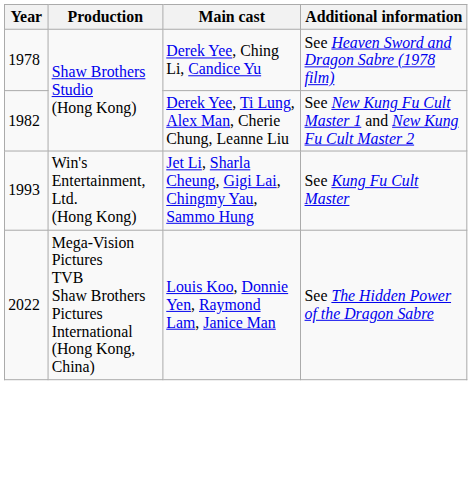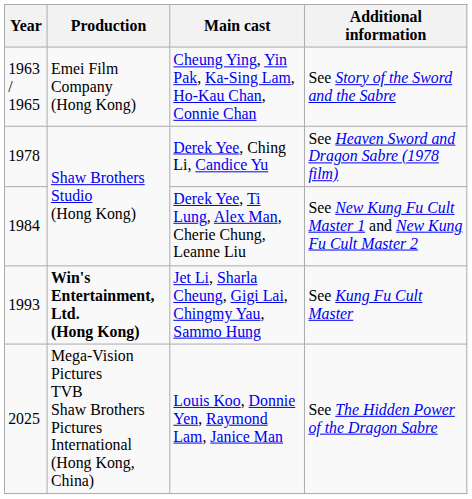+ row: (234, 86)
(24, 120) 1982 -> (24, 226) 1984
(99, 190) normal -> (103, 304) bold
(24, 304) 2022 -> (24, 418) 2025
